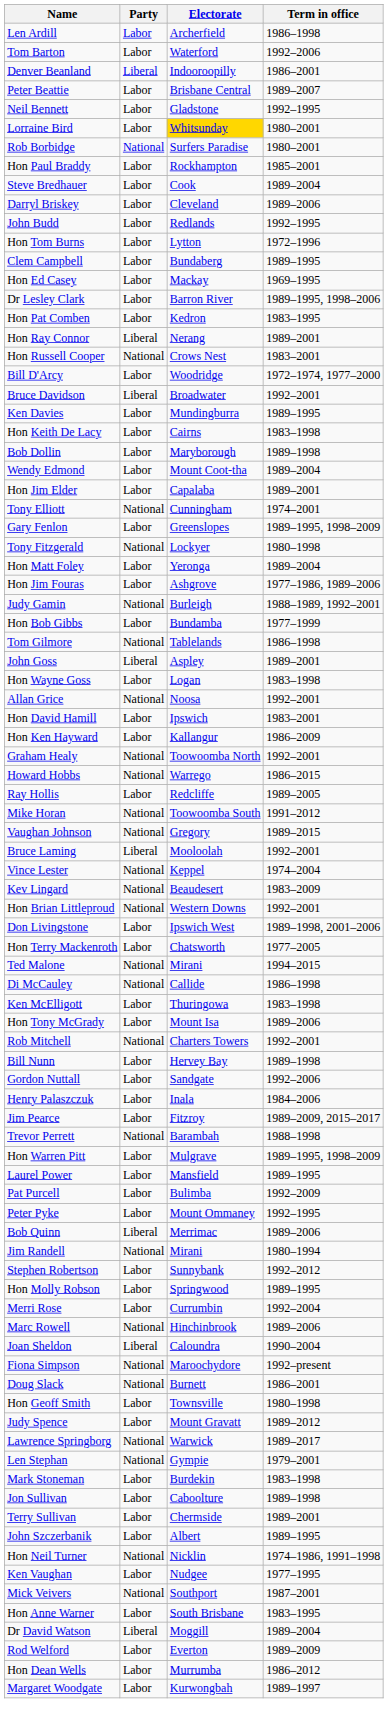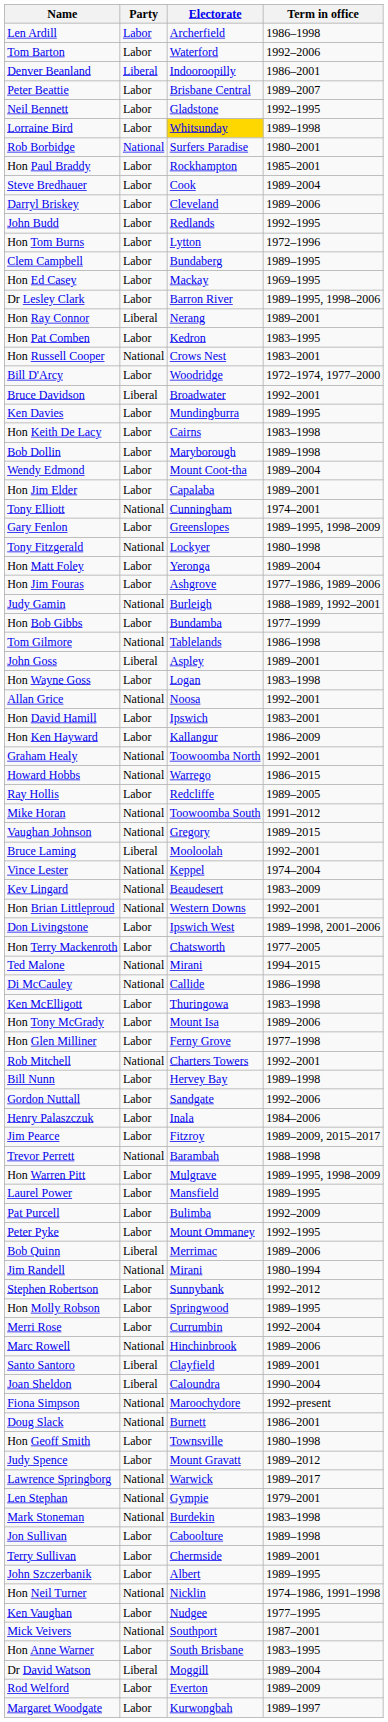(293, 128) 1980–2001 -> (293, 128) 1989–1998
rows swapped: (48, 318) <-> (48, 337)
+ row: (52, 1041)
+ row: (41, 1365)
(137, 1479) Labor -> (144, 1517) National
- row: (47, 1669)
